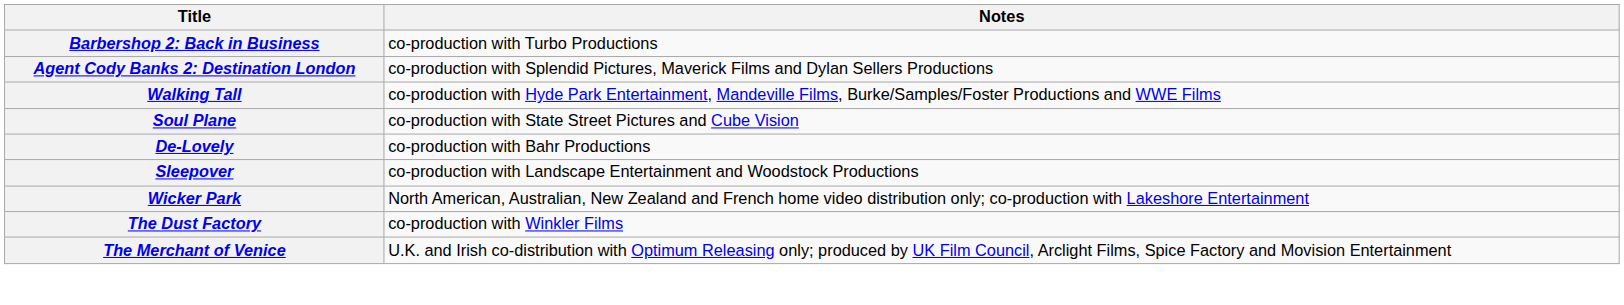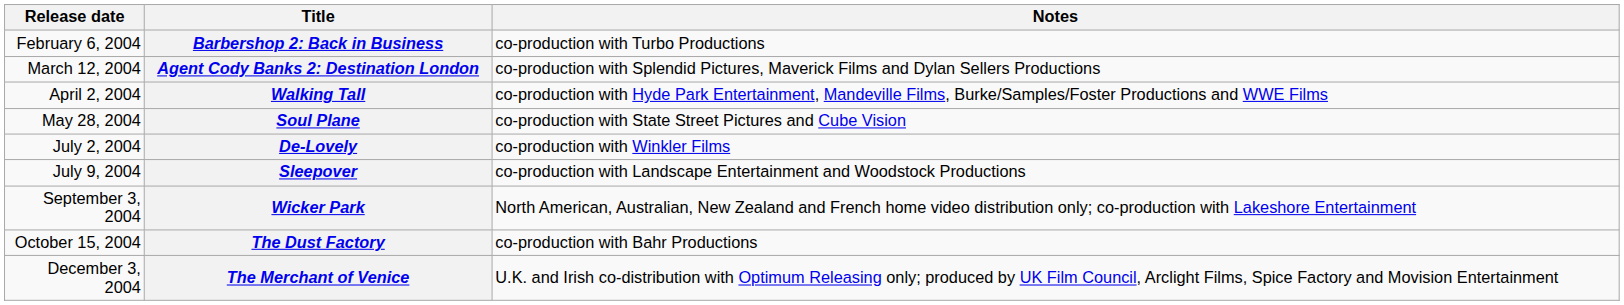+ column: (75, 17)
(519, 146) co-production with Bahr Productions -> (613, 146) co-production with Winkler Films
(506, 224) co-production with Winkler Films -> (626, 242) co-production with Bahr Productions
